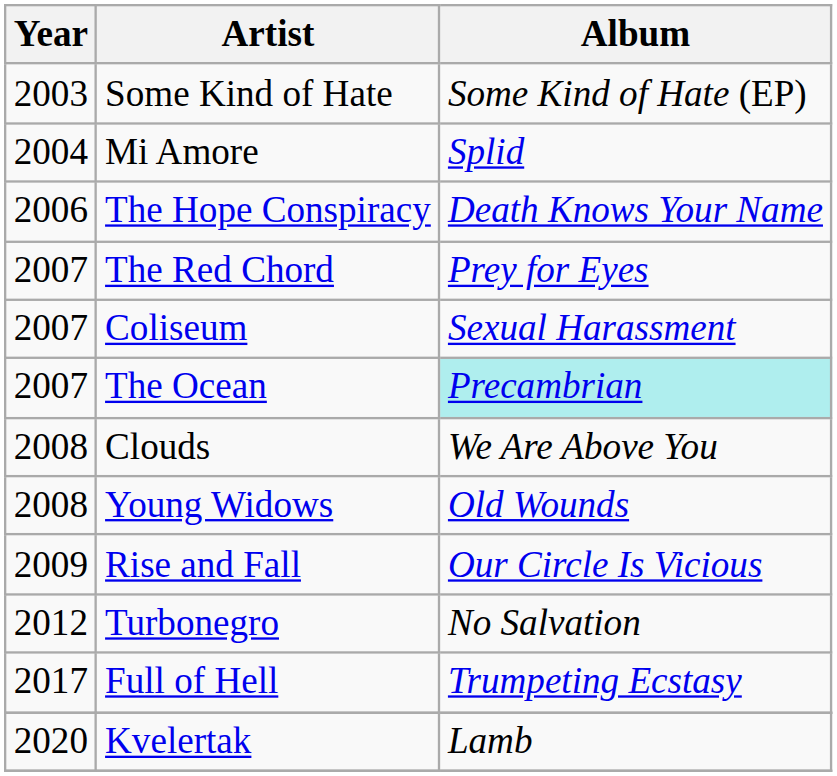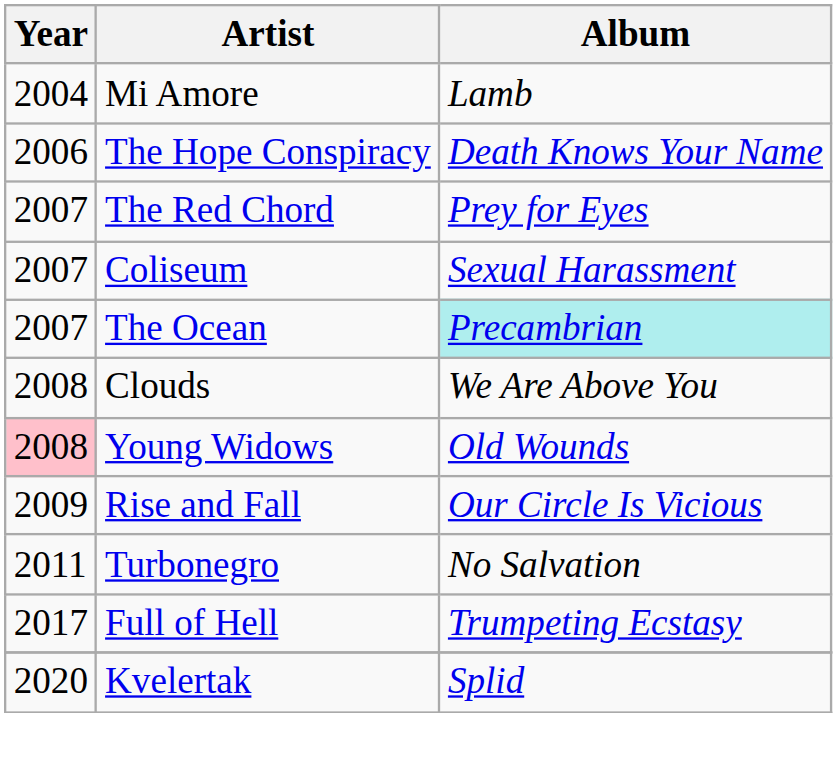- row: (249, 92)
(486, 151) Splid -> (490, 92) Lamb
(51, 504) no background -> (51, 446) pink background
(51, 622) 2012 -> (50, 563) 2011
(490, 740) Lamb -> (486, 681) Splid
